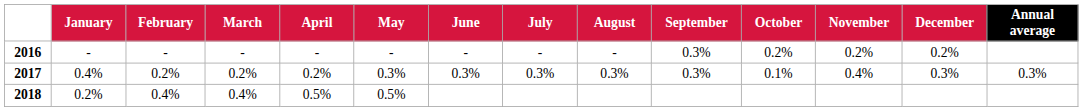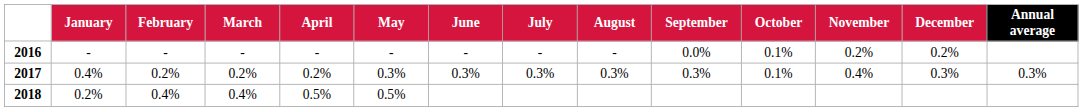(696, 52) 0.3% -> (696, 52) 0.0%
(778, 52) 0.2% -> (778, 52) 0.1%
